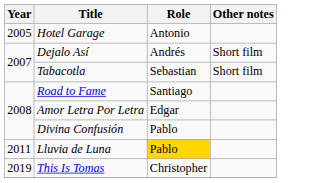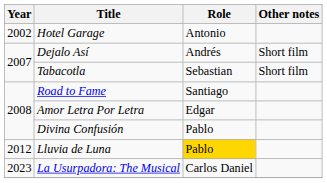(19, 33) 2005 -> (19, 33) 2002
(19, 149) 2011 -> (19, 149) 2012
- row: (71, 168)
+ row: (109, 168)
